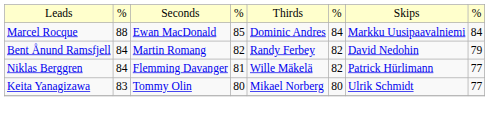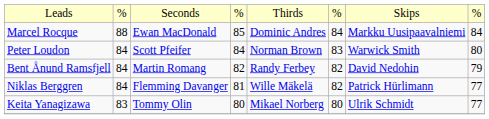+ row: (38, 50)
